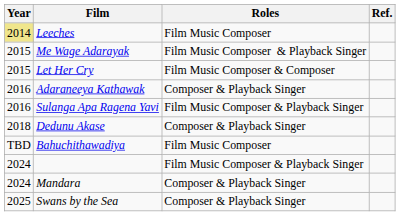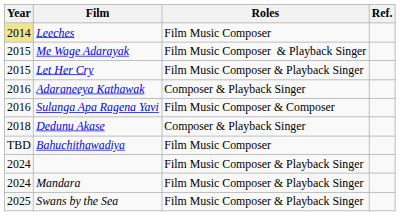(250, 70) Film Music Composer & Composer -> (264, 70) Film Music Composer & Playback Singer
(264, 107) Film Music Composer & Playback Singer -> (250, 107) Film Music Composer & Composer
(235, 182) Composer & Playback Singer -> (264, 182) Film Music Composer & Playback Singer
(235, 201) Composer & Playback Singer -> (264, 201) Film Music Composer & Playback Singer
